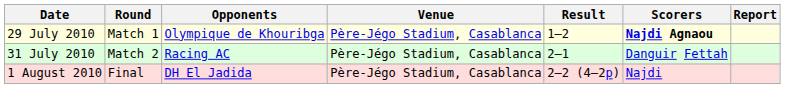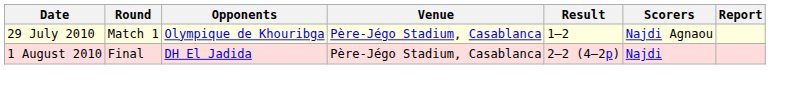(669, 34) bold -> (669, 34) normal
- row: (51, 54)
